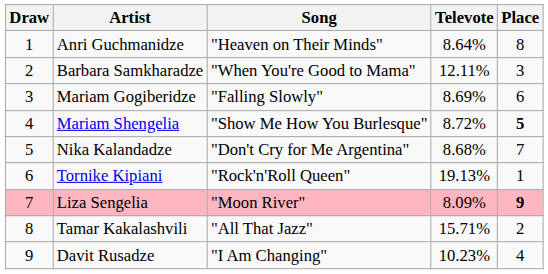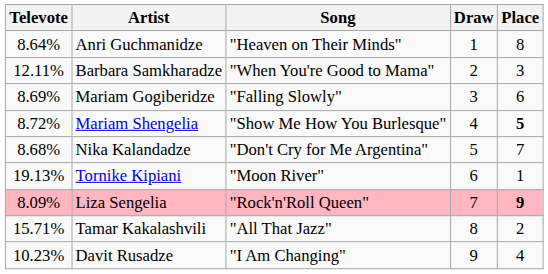columns swapped: (29, 17) <-> (464, 17)
(281, 176) "Rock'n'Roll Queen" -> (277, 176) "Moon River"
(258, 202) "Moon River" -> (299, 202) "Rock'n'Roll Queen"
